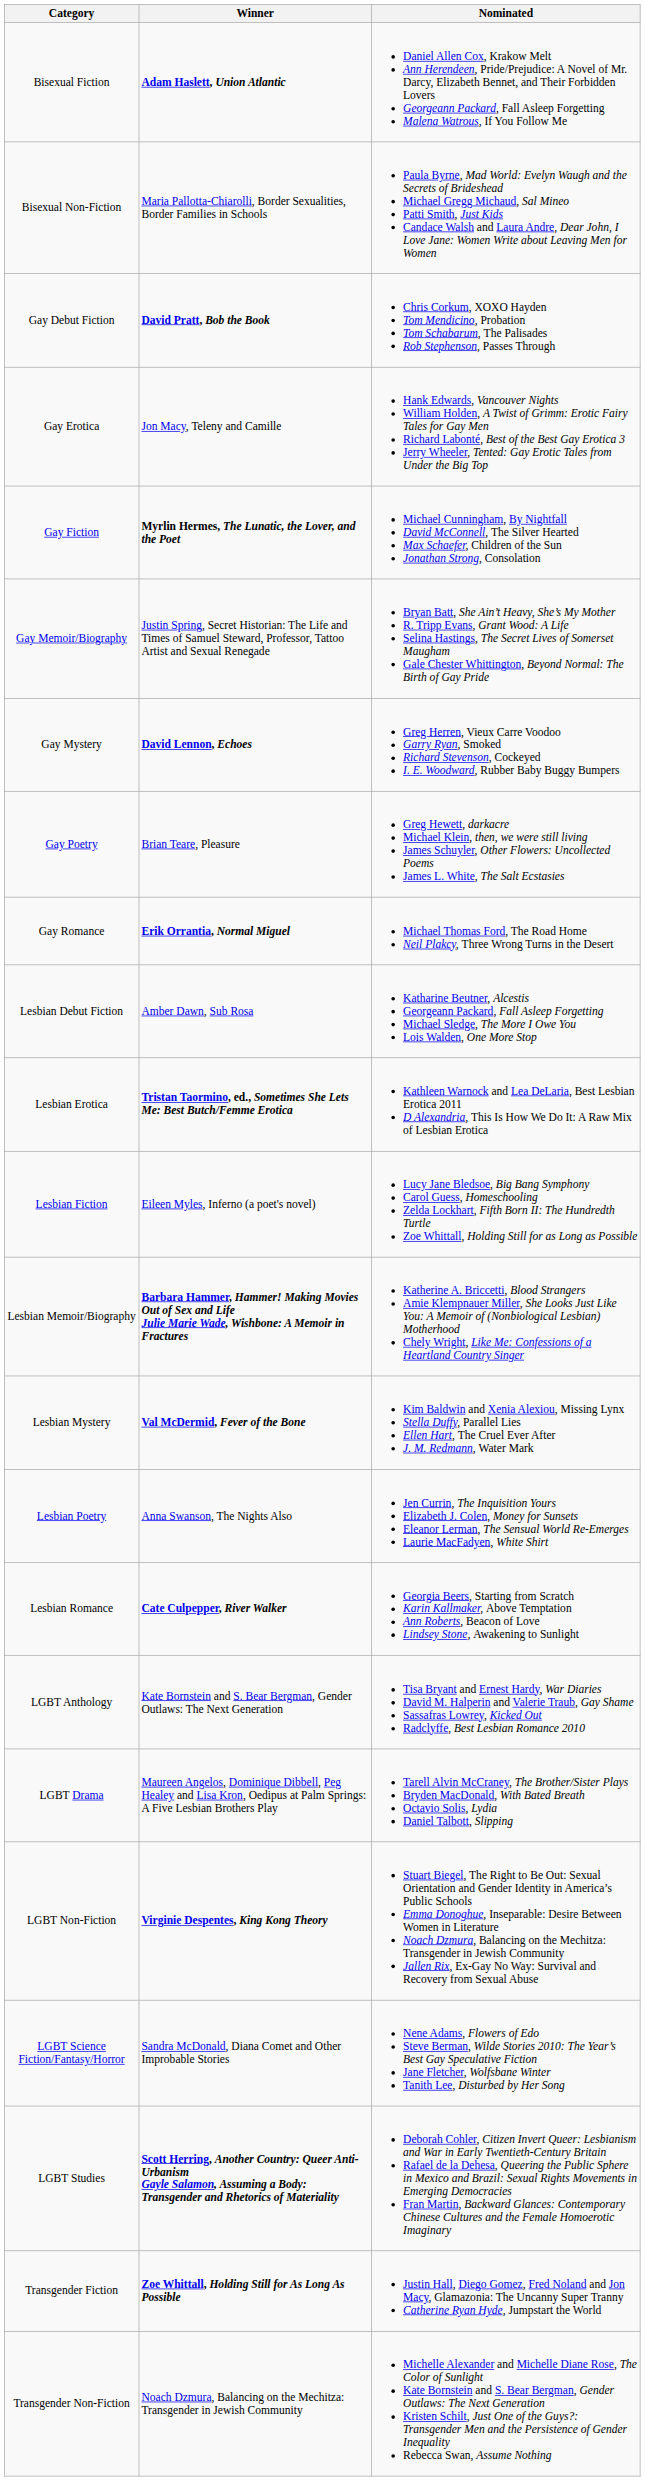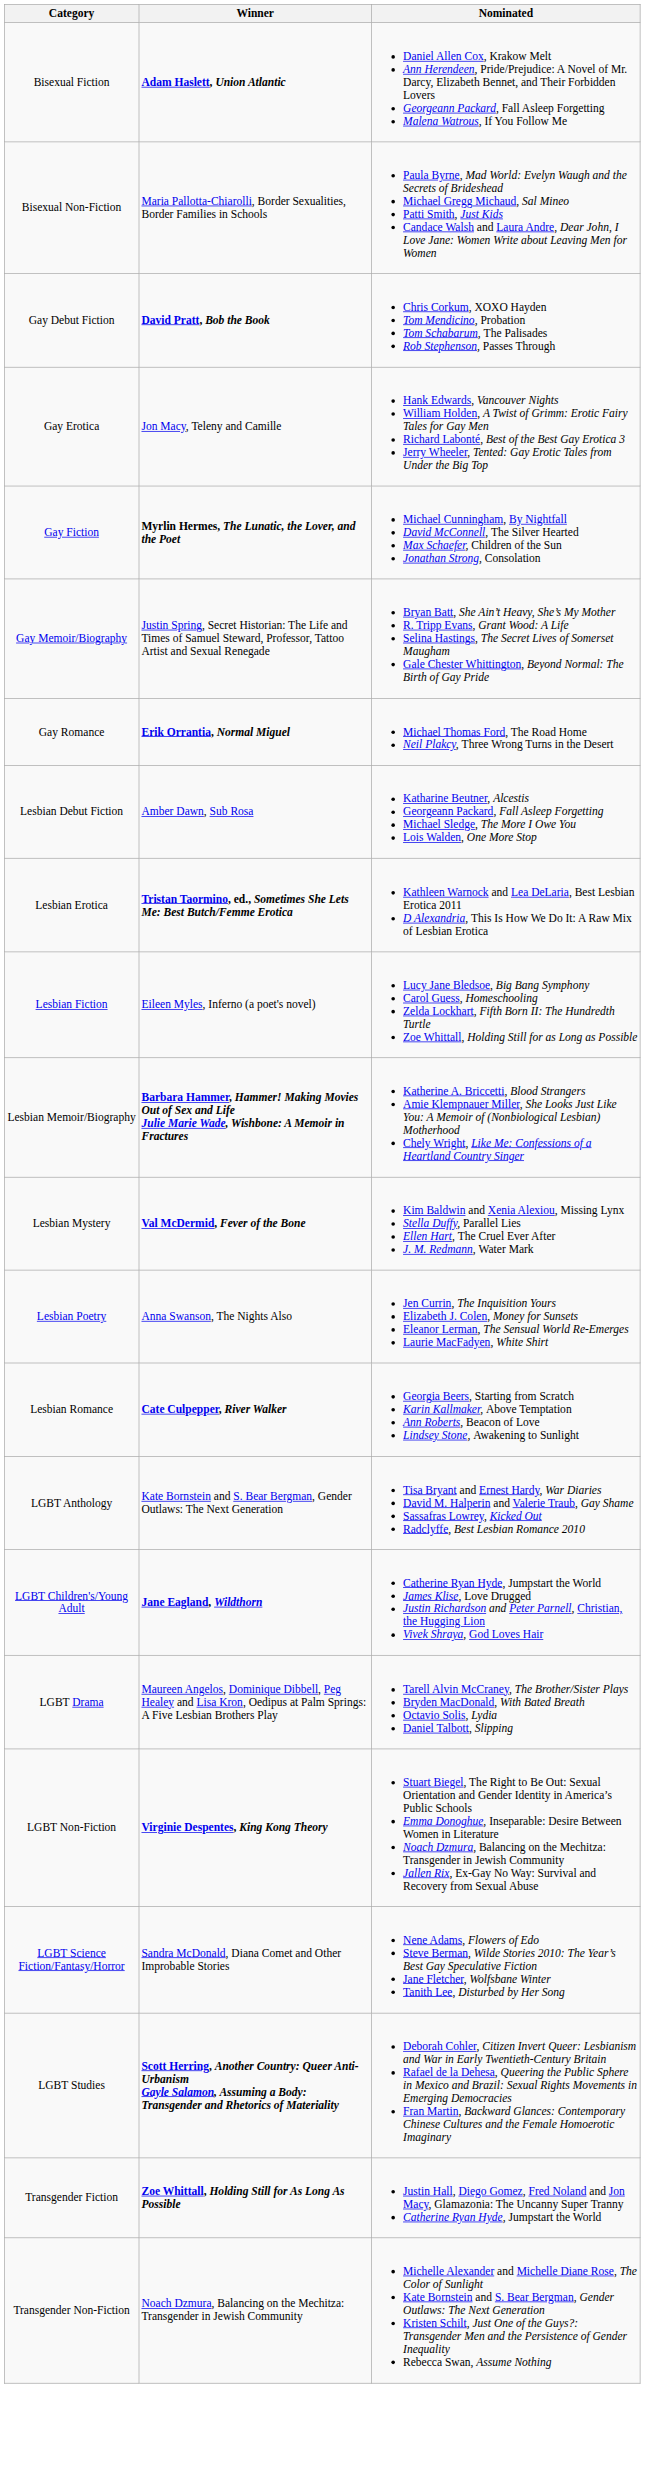- row: (72, 744)
- row: (72, 844)
+ row: (72, 1602)
